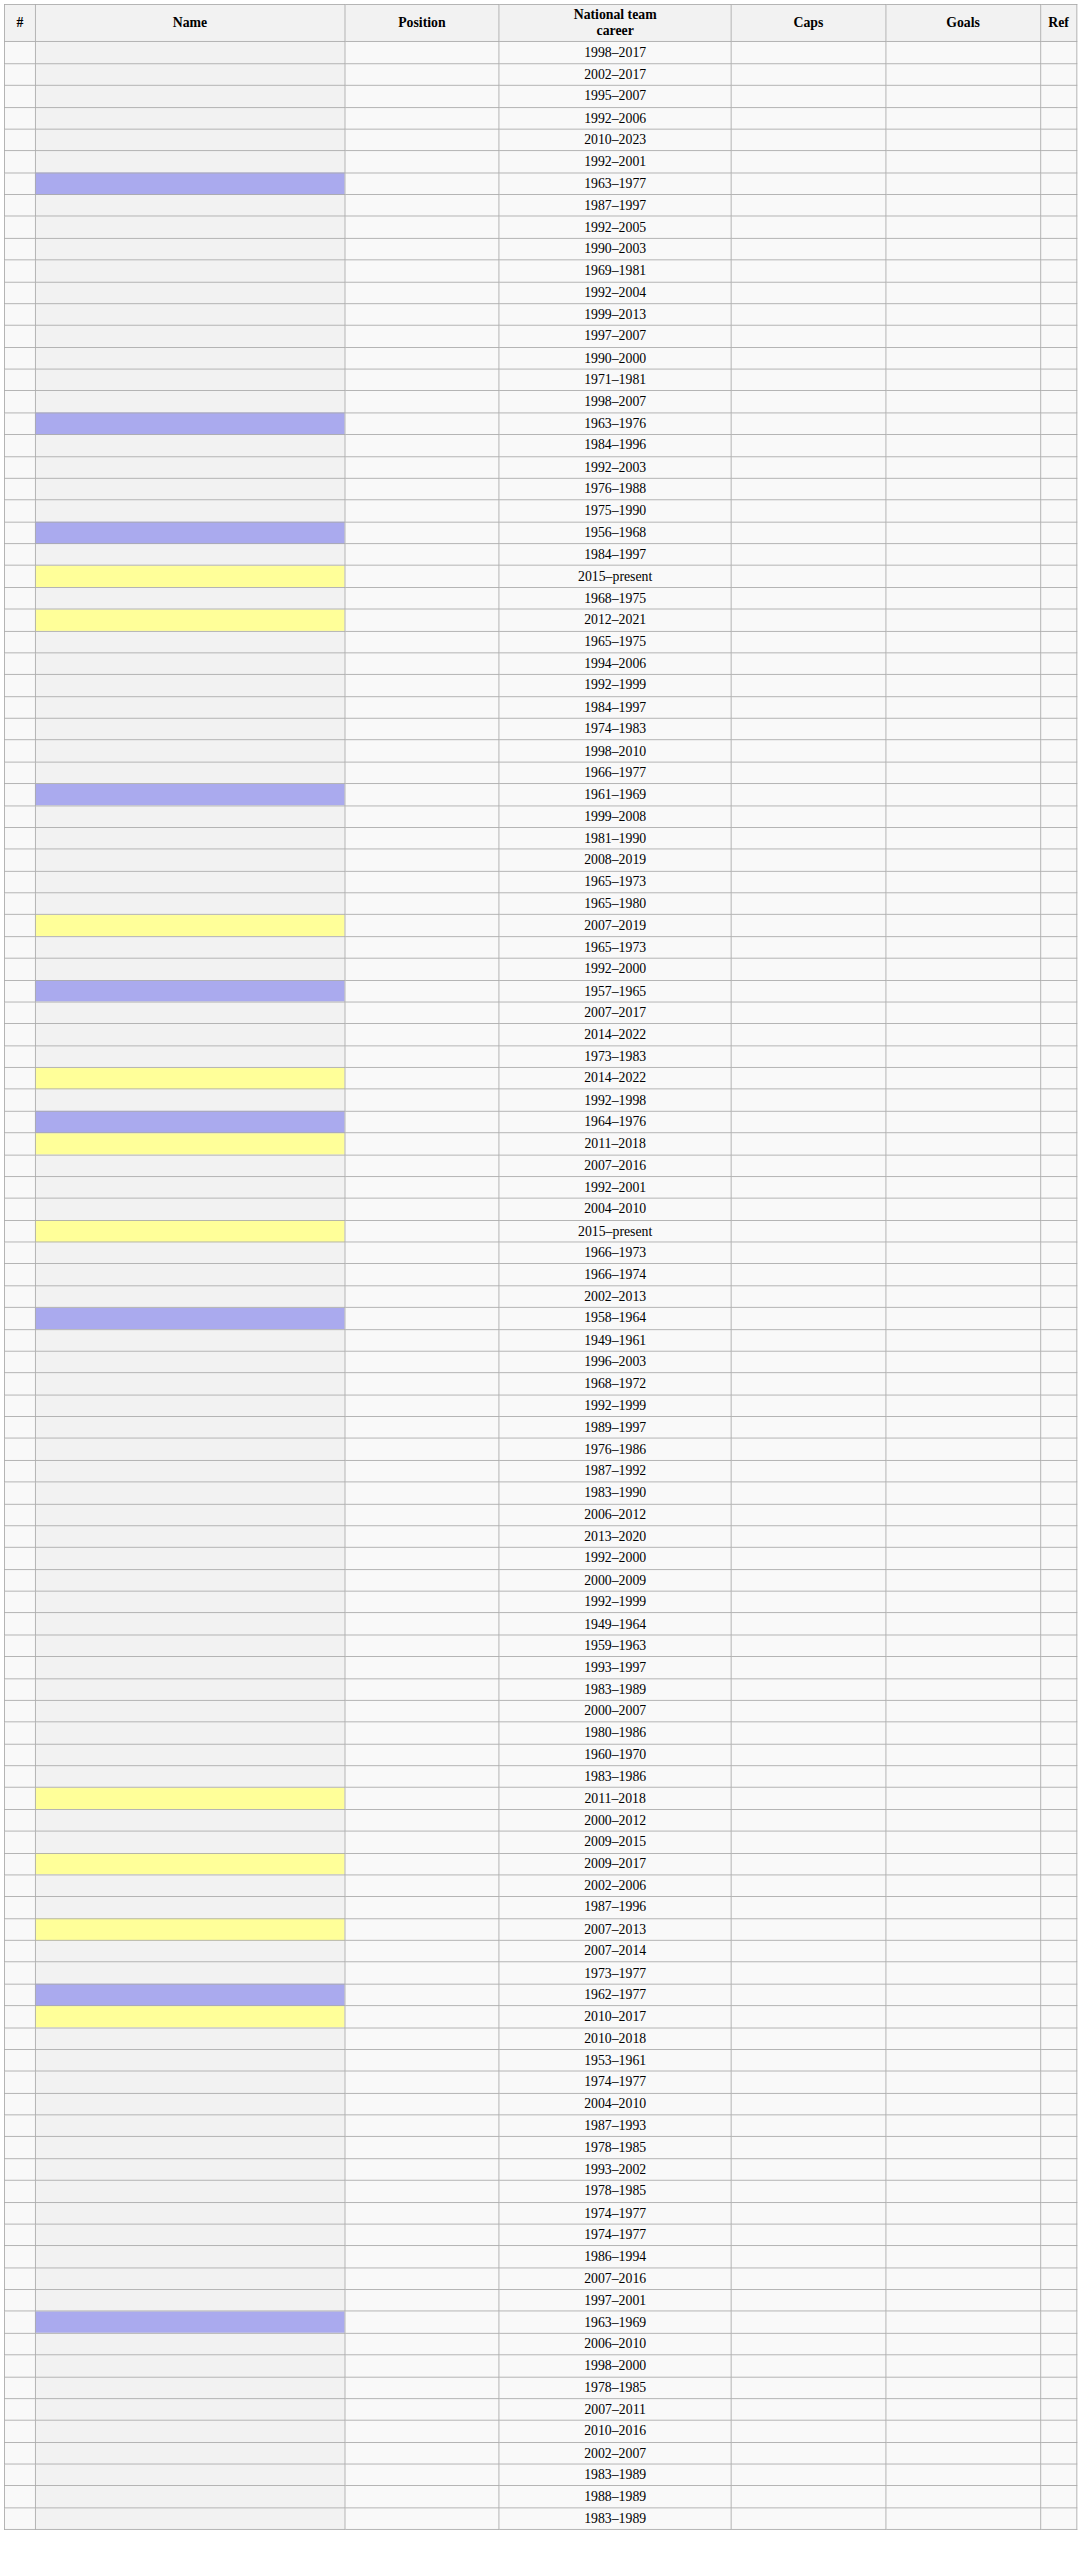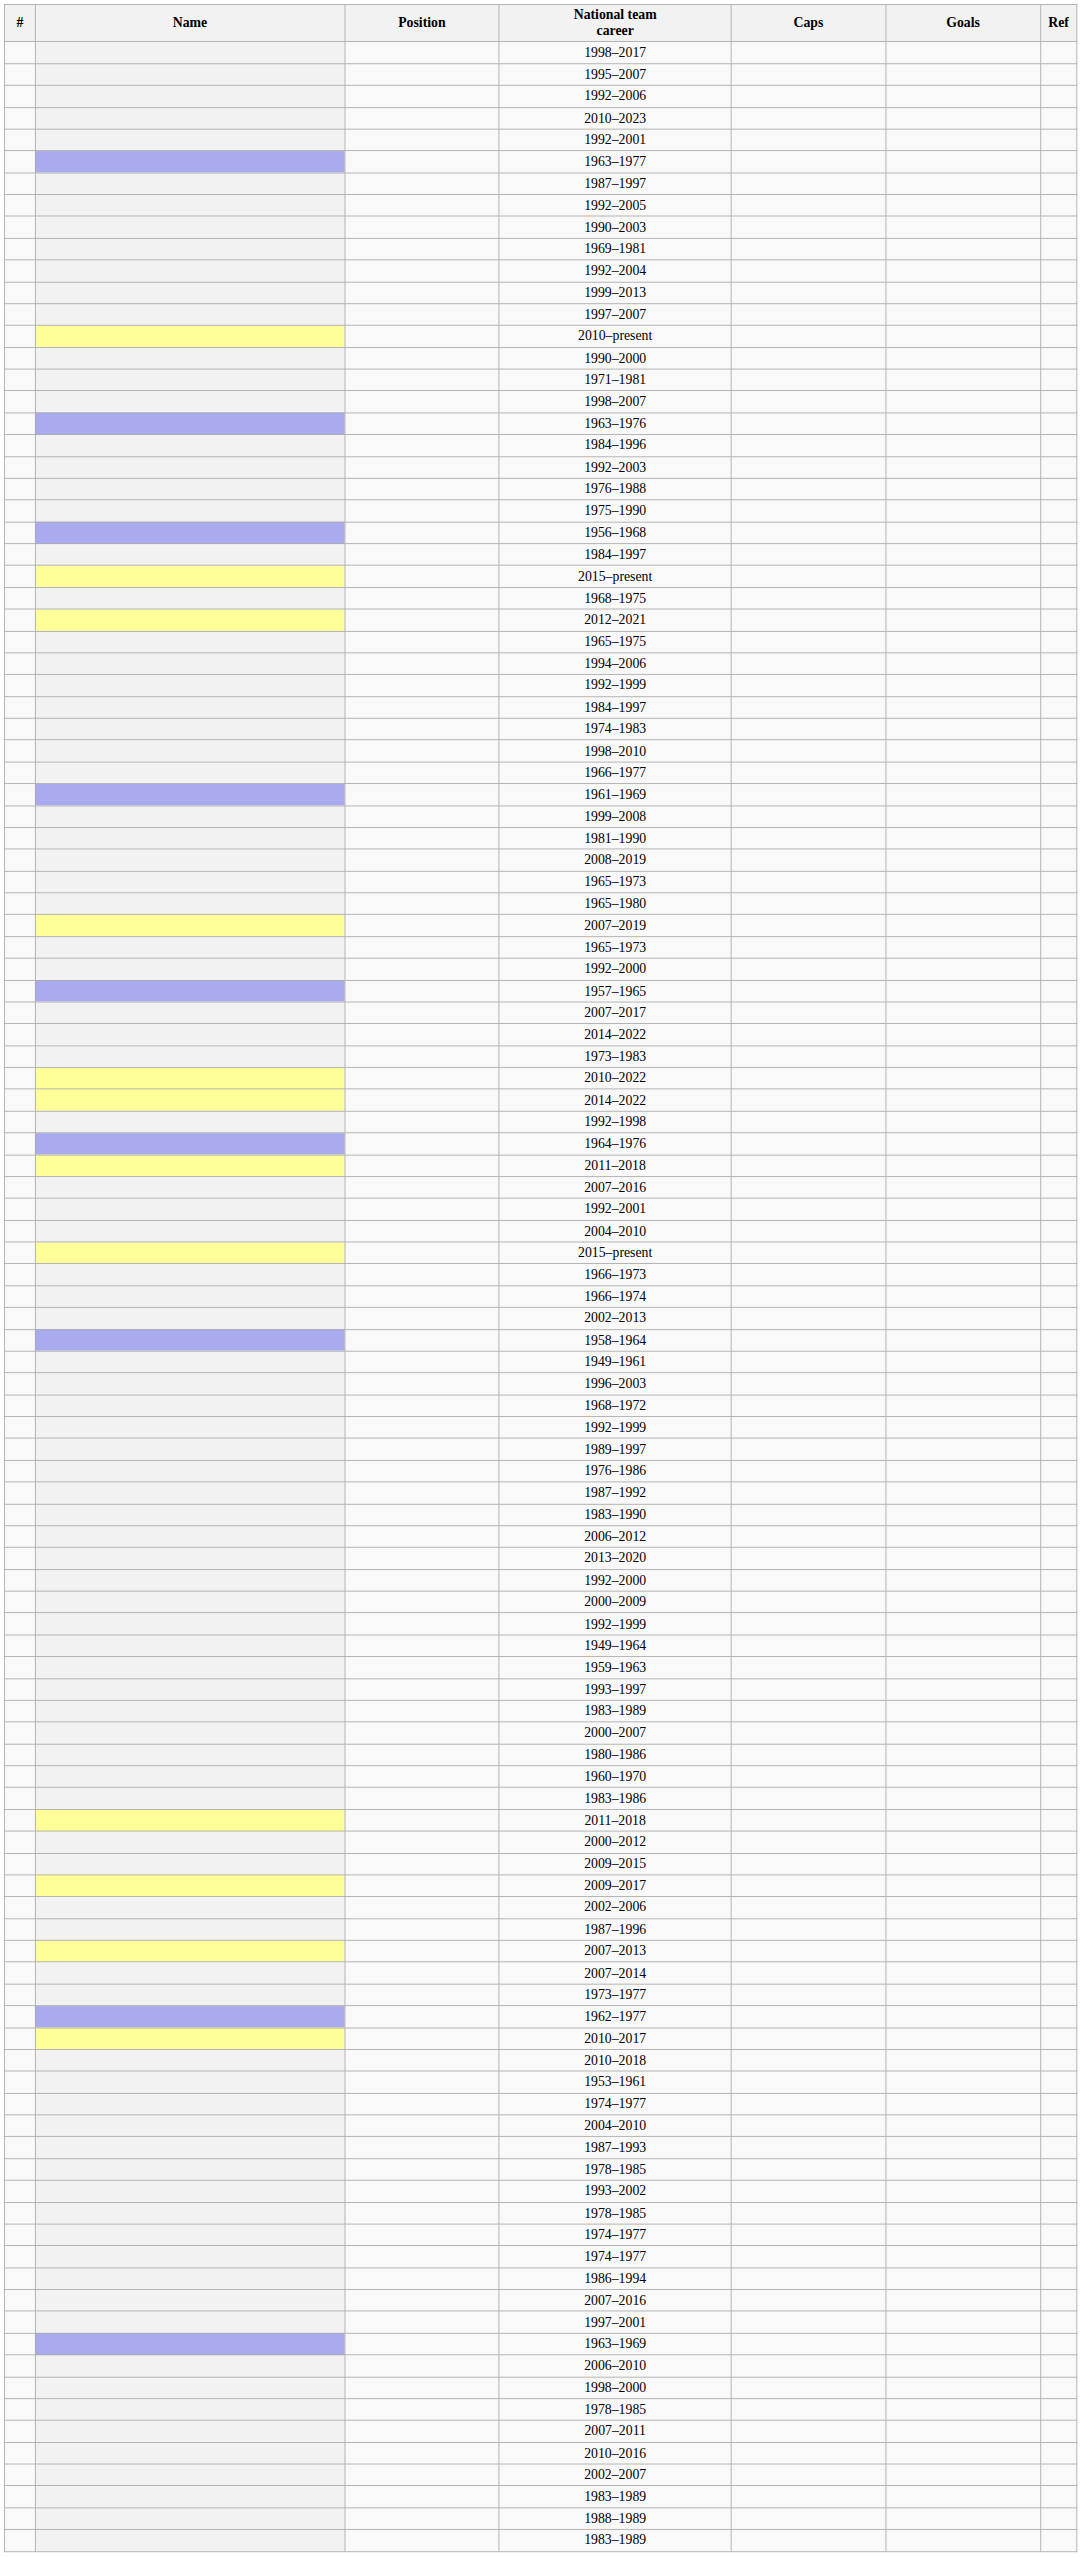- row: (20, 74)
+ row: (20, 336)
+ row: (20, 1078)
